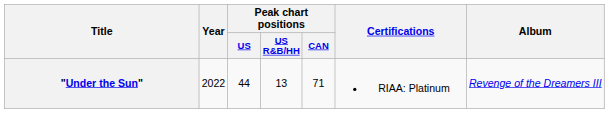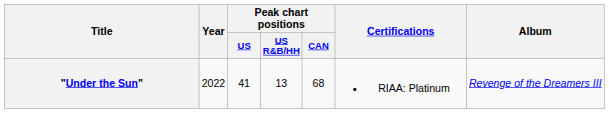(244, 83) 44 -> (244, 83) 41
(318, 83) 71 -> (318, 83) 68
